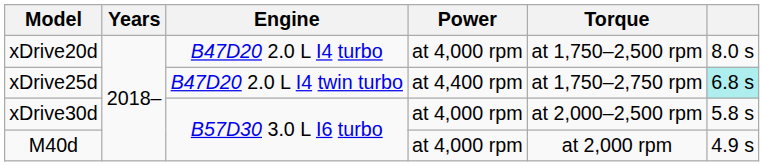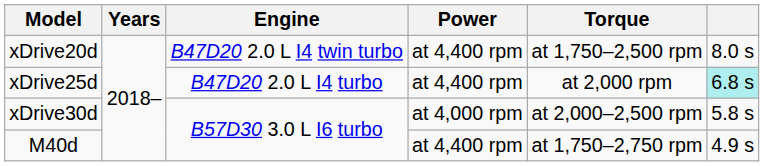(287, 51) B47D20 2.0 L I4 turbo -> (287, 51) B47D20 2.0 L I4 twin turbo
(467, 51) at 4,000 rpm -> (467, 51) at 4,400 rpm
(287, 82) B47D20 2.0 L I4 twin turbo -> (287, 82) B47D20 2.0 L I4 turbo
(617, 82) at 1,750–2,750 rpm -> (617, 82) at 2,000 rpm
(467, 144) at 4,000 rpm -> (467, 144) at 4,400 rpm
(617, 144) at 2,000 rpm -> (617, 144) at 1,750–2,750 rpm
